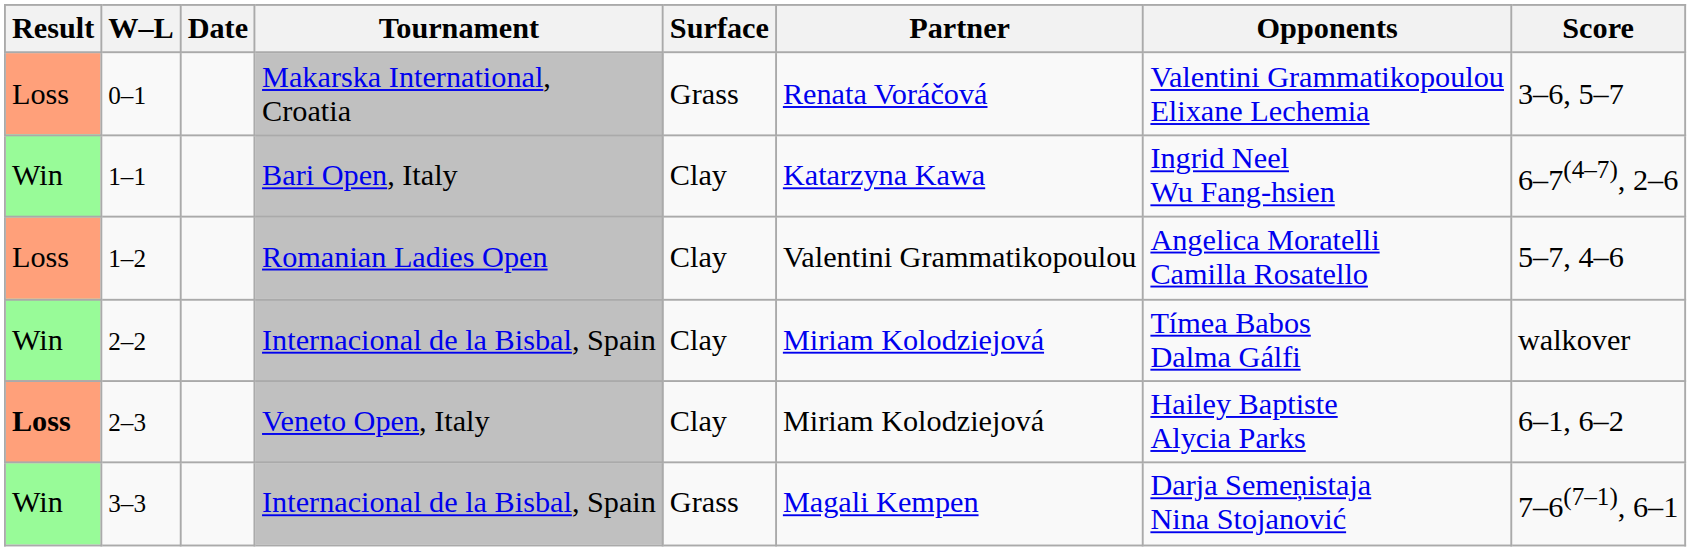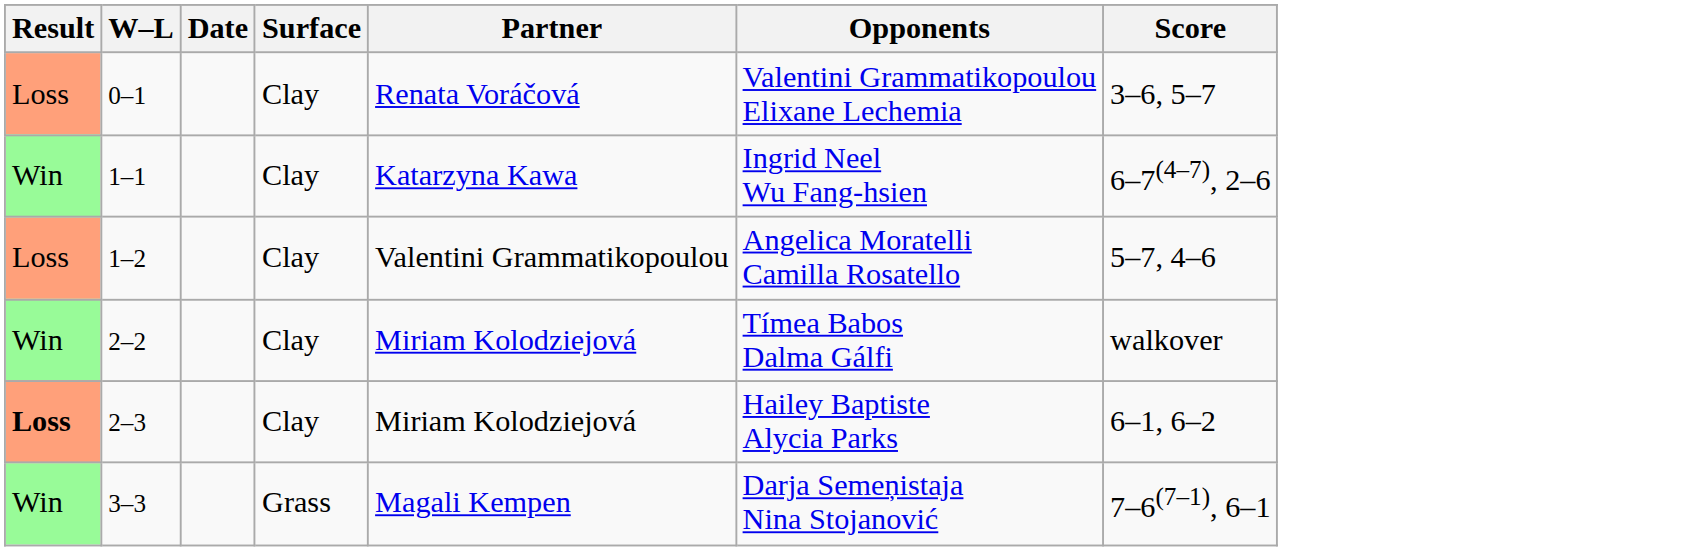- column: (459, 28)
(704, 93) Grass -> (291, 93) Clay
